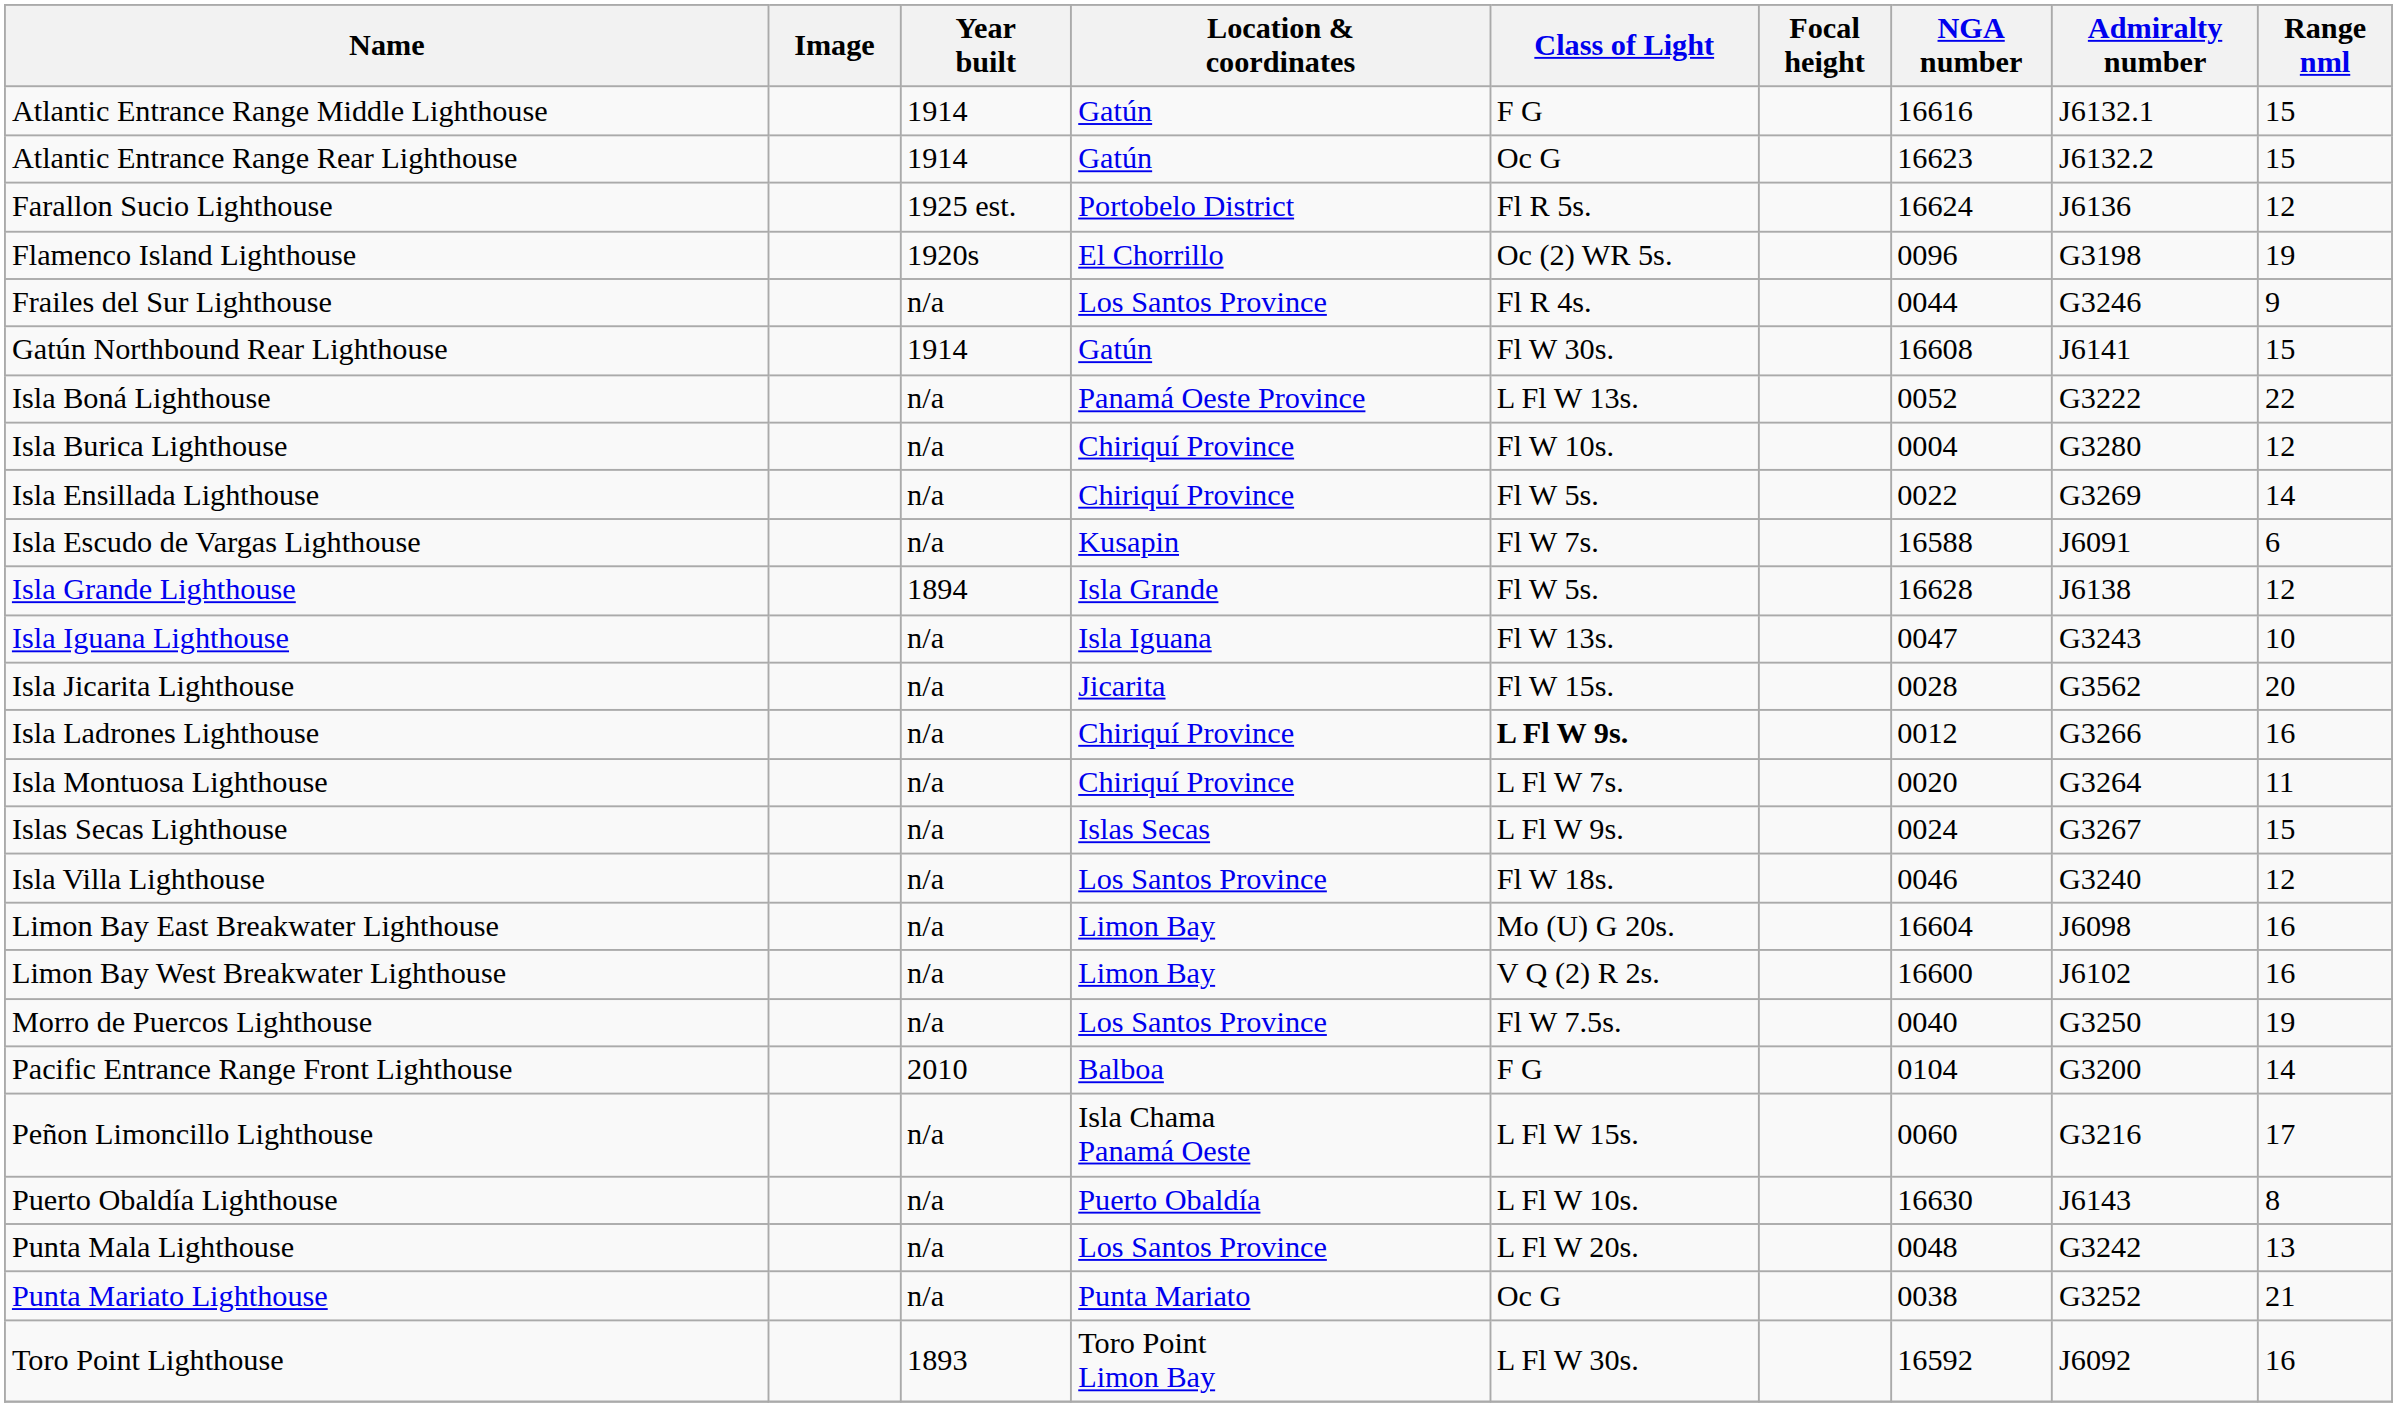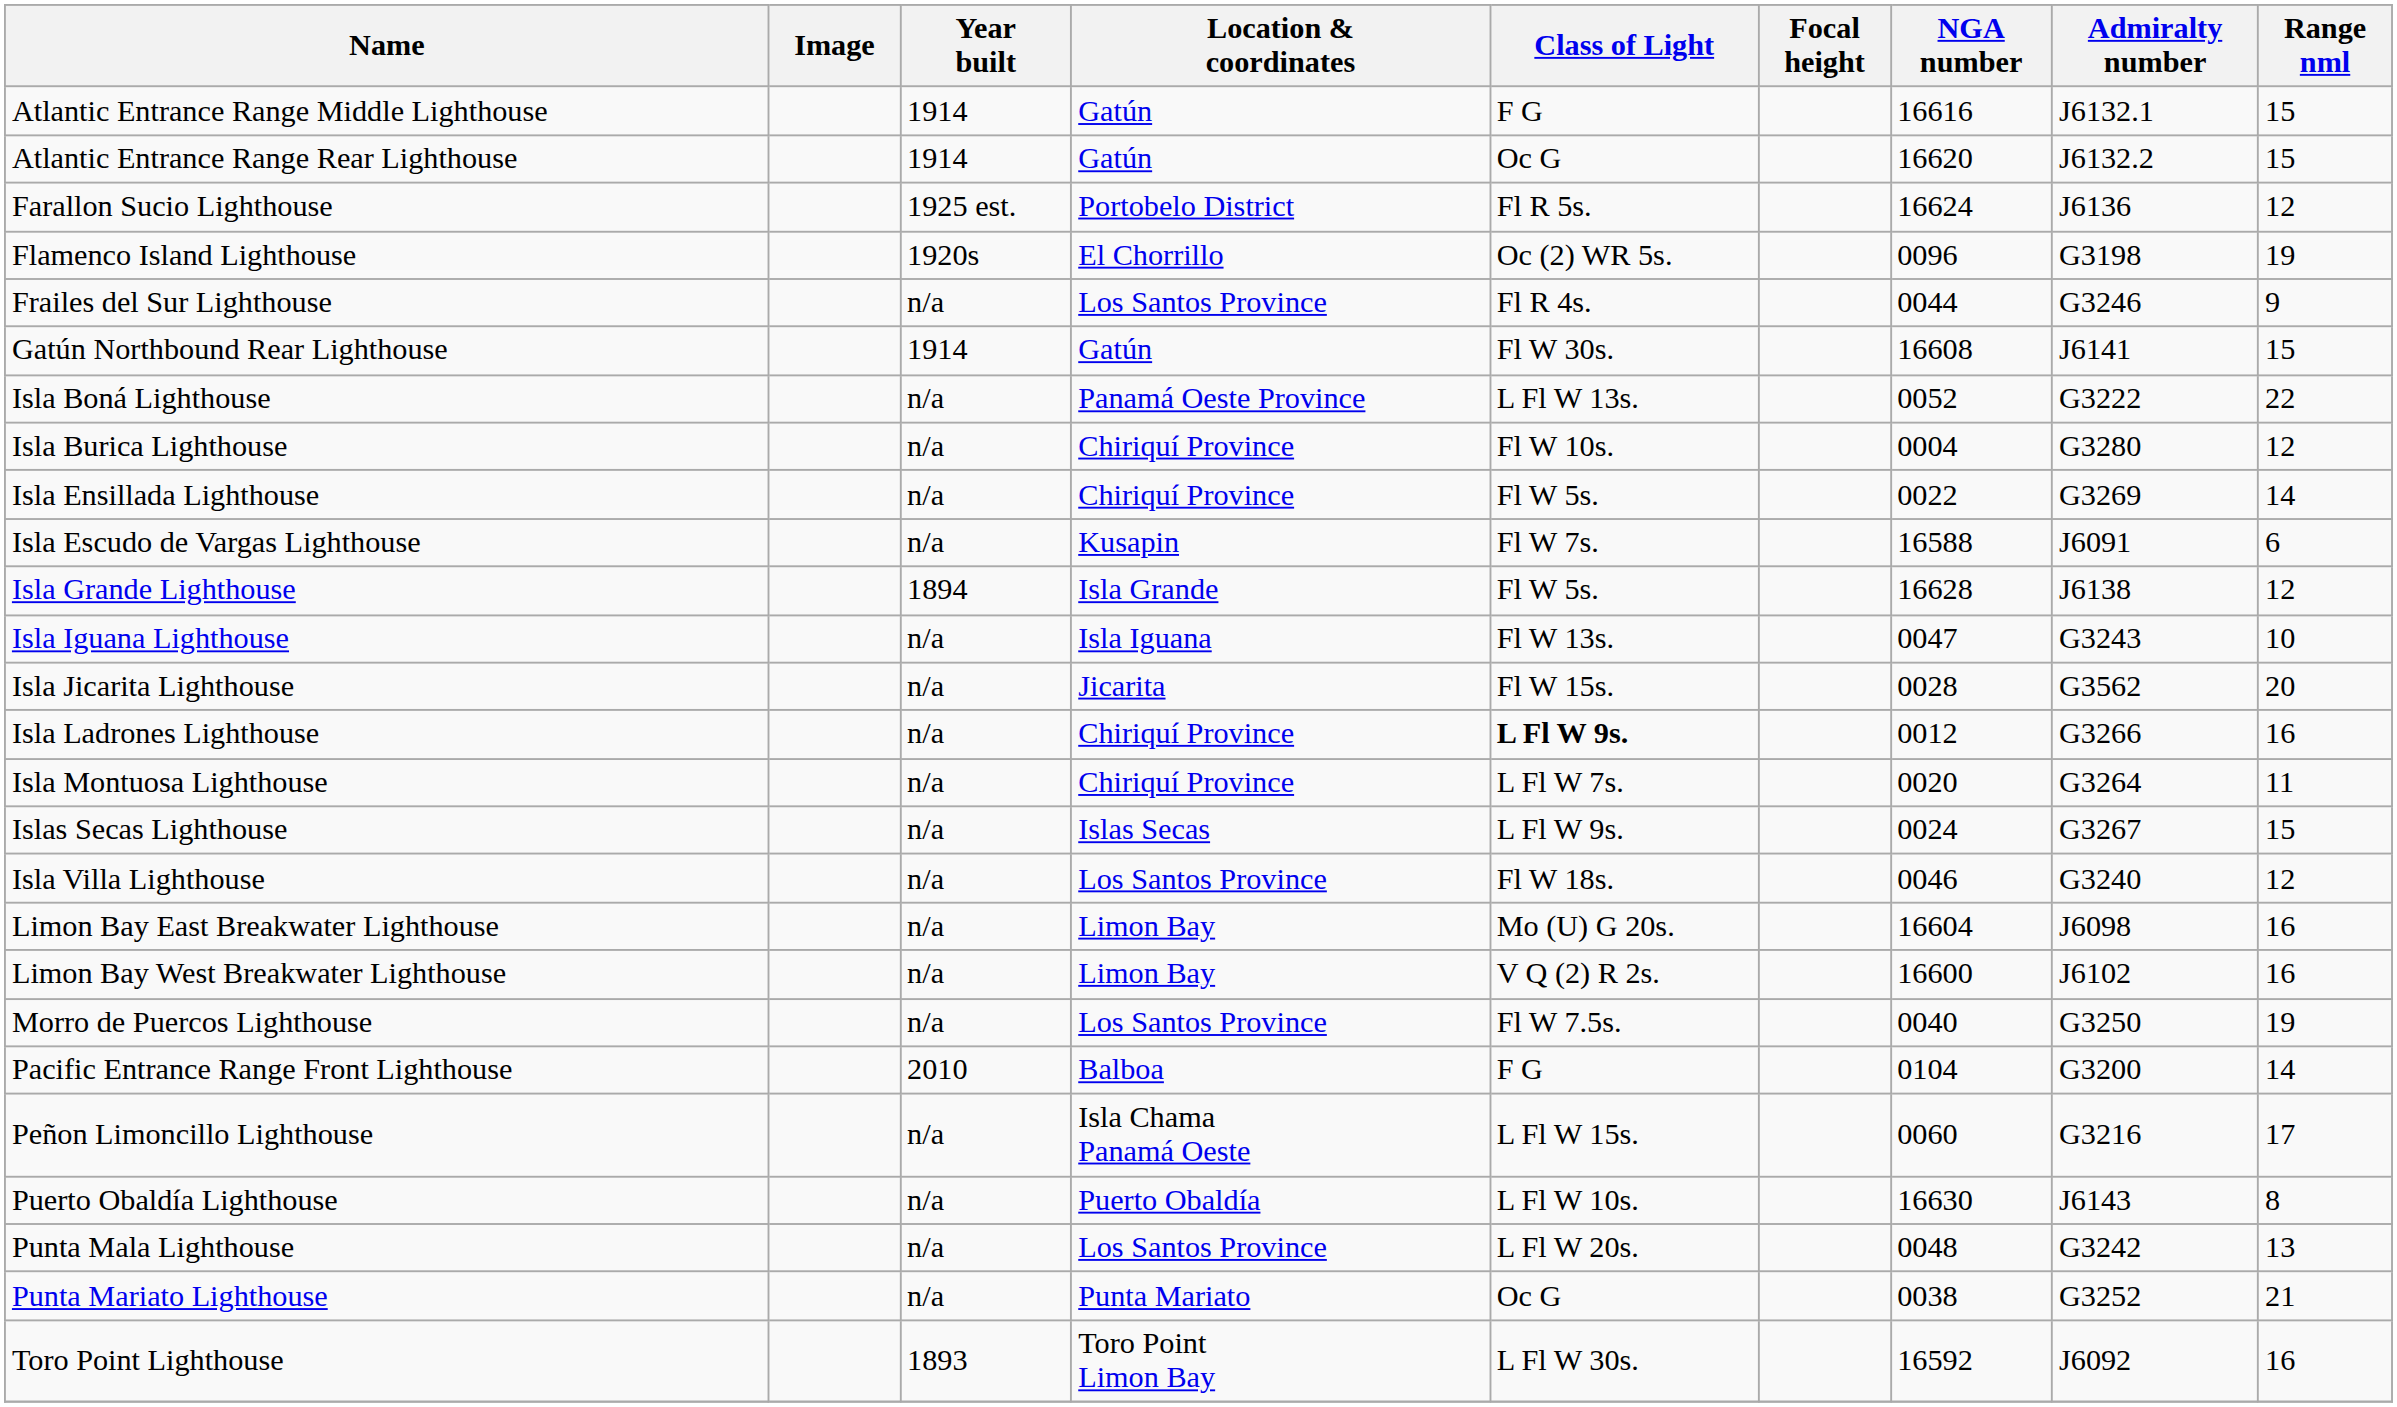(1935, 158) 16623 -> (1935, 158) 16620
